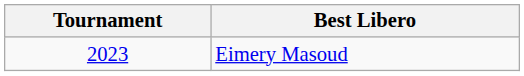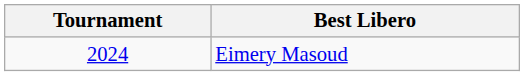(108, 53) 2023 -> (108, 53) 2024
